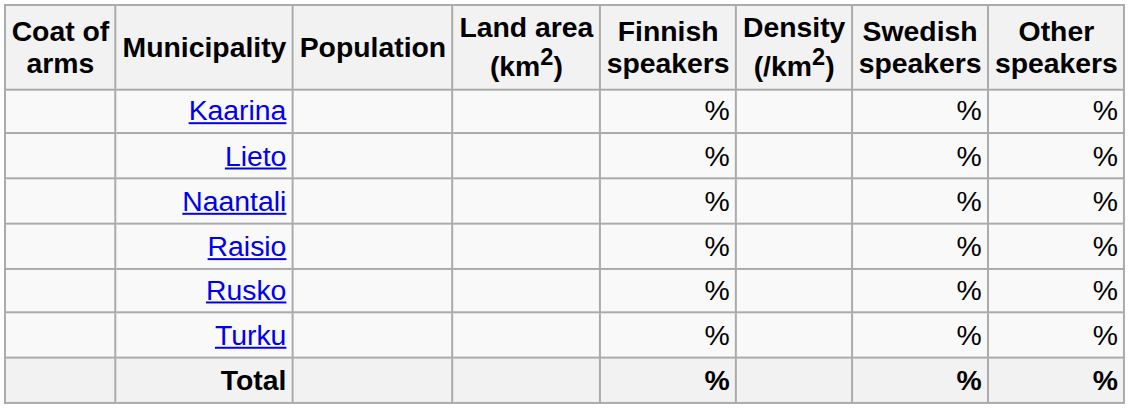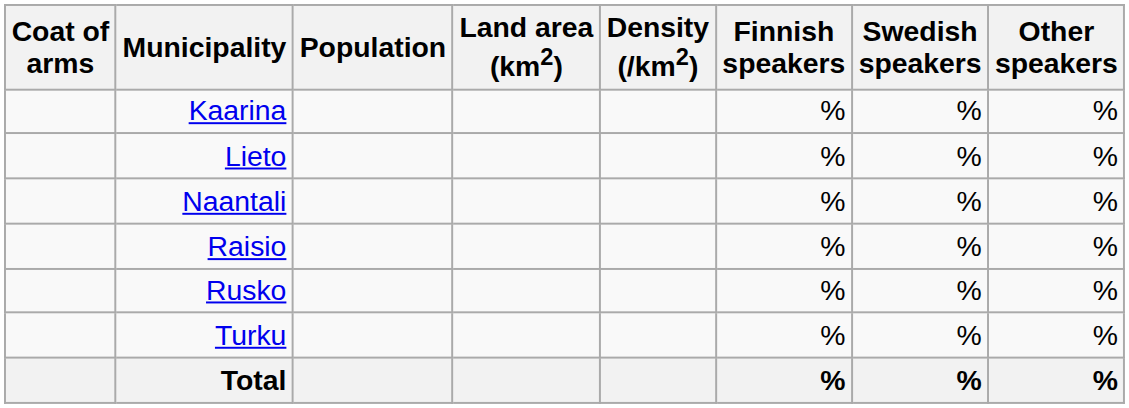columns swapped: (794, 47) <-> (668, 47)
